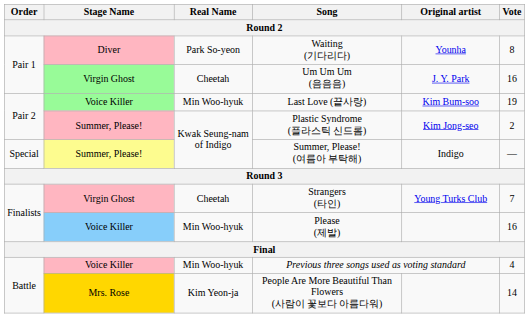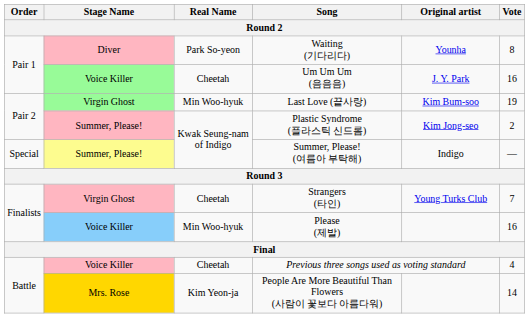(109, 79) Virgin Ghost -> (109, 79) Voice Killer
(109, 102) Voice Killer -> (109, 102) Virgin Ghost
(213, 265) Min Woo-hyuk -> (213, 265) Cheetah
